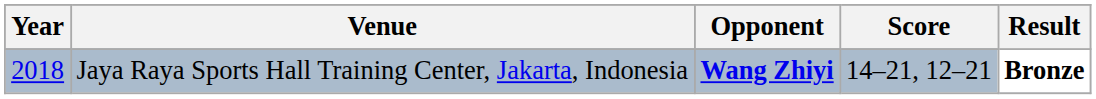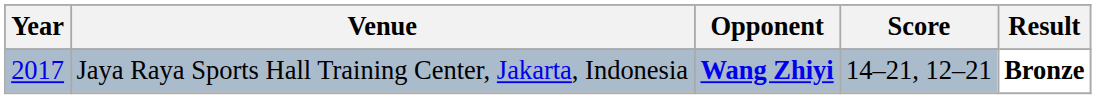(38, 70) 2018 -> (38, 70) 2017
